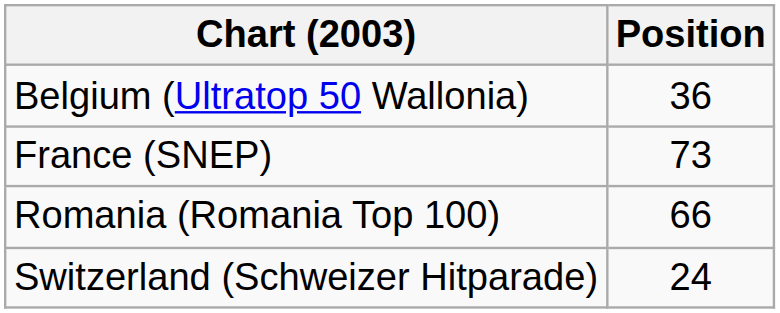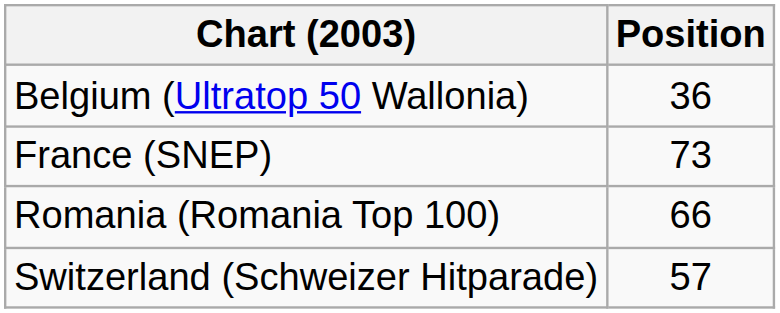(691, 276) 24 -> (691, 276) 57
